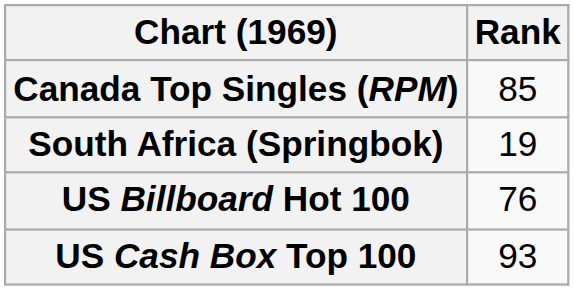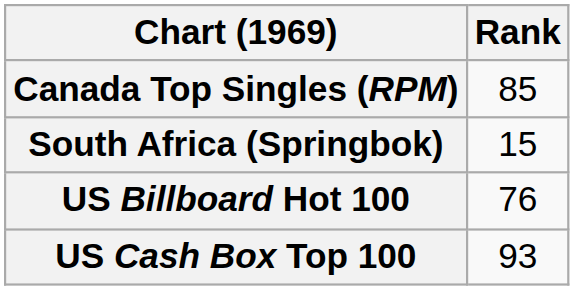(518, 144) 19 -> (518, 144) 15
